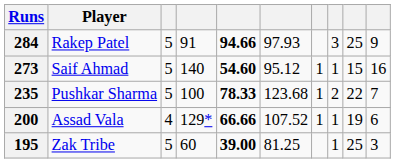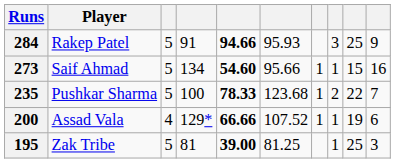(282, 42) 97.93 -> (282, 42) 95.93
(192, 68) 140 -> (192, 68) 134
(282, 68) 95.12 -> (282, 68) 95.66
(188, 145) 60 -> (188, 145) 81
